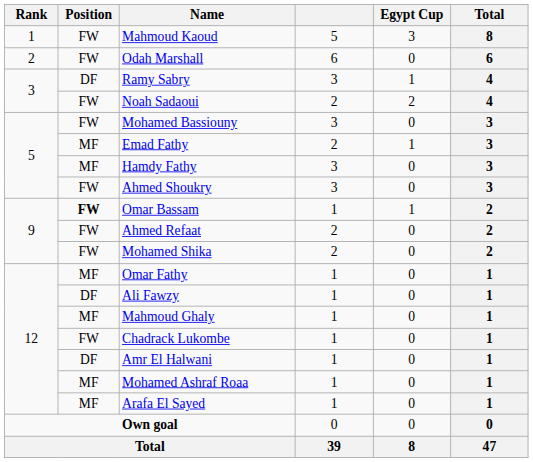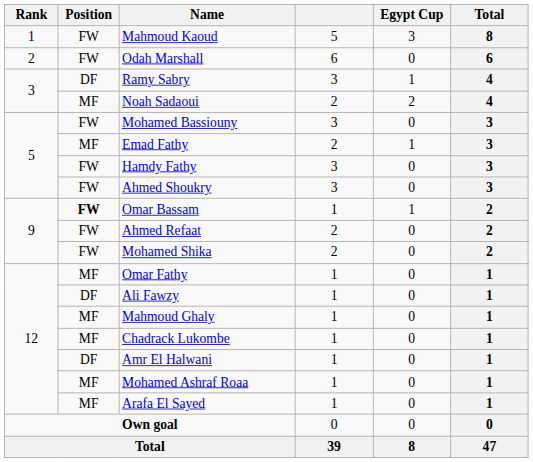(89, 101) FW -> (89, 101) MF
(89, 166) MF -> (89, 166) FW
(89, 338) FW -> (89, 338) MF
